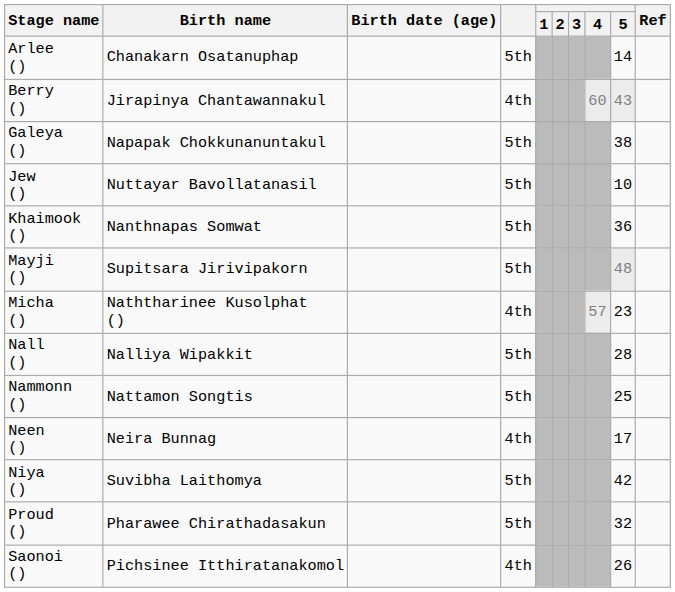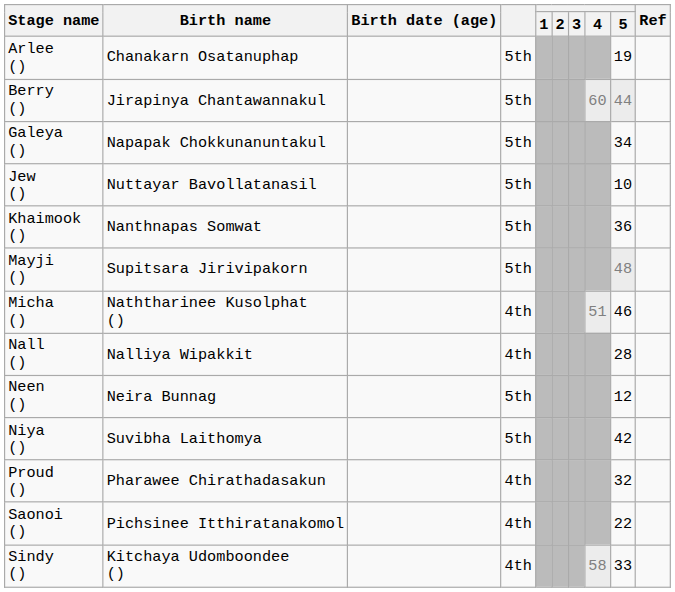(623, 58) 14 -> (623, 58) 19
(518, 100) 4th -> (518, 100) 5th
(623, 100) 43 -> (623, 100) 44
(623, 142) 38 -> (623, 142) 34
(597, 312) 57 -> (597, 312) 51
(623, 312) 23 -> (623, 312) 46
(518, 354) 5th -> (518, 354) 4th
- row: (40, 396)
(518, 439) 4th -> (518, 396) 5th
(623, 439) 17 -> (623, 396) 12
(518, 524) 5th -> (518, 481) 4th
(623, 566) 26 -> (623, 524) 22
+ row: (31, 566)
